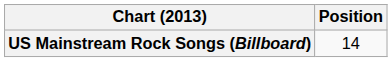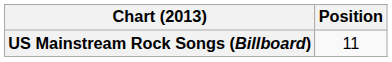(351, 43) 14 -> (351, 43) 11
